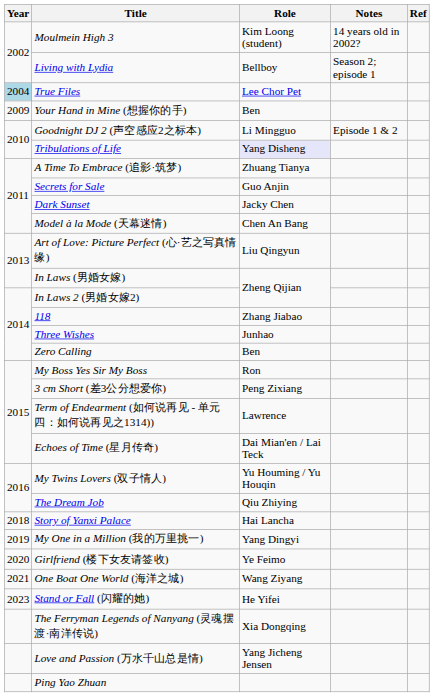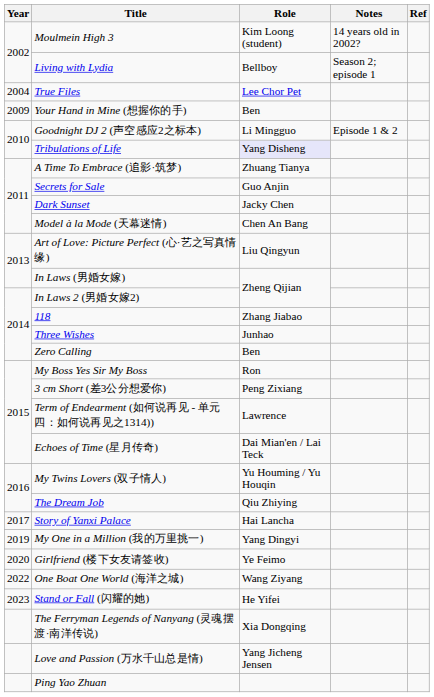(18, 91) lightblue background -> (18, 91) no background
(18, 520) 2018 -> (18, 520) 2017
(18, 579) 2021 -> (18, 579) 2022
